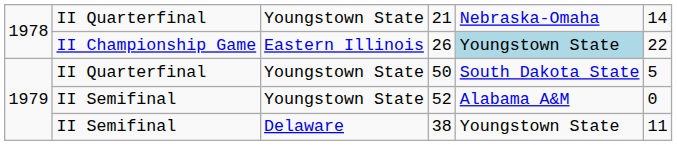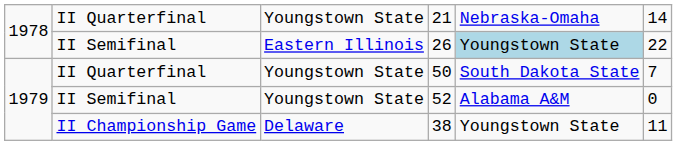(156, 45) II Championship Game -> (116, 45) II Semifinal
(652, 72) 5 -> (652, 72) 7
(116, 127) II Semifinal -> (156, 127) II Championship Game
